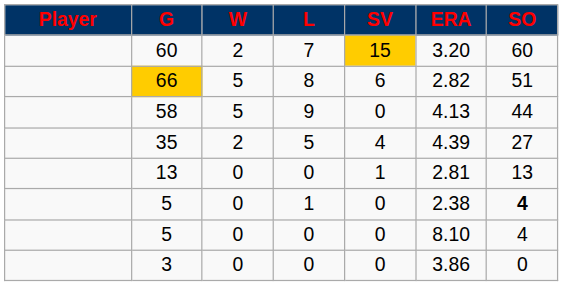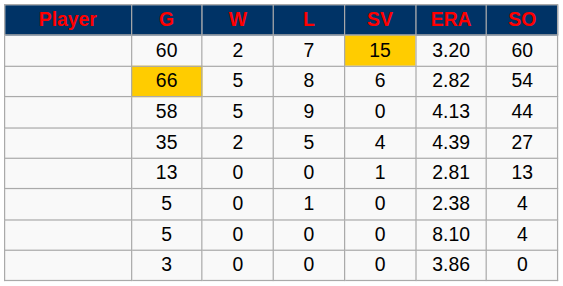(522, 81) 51 -> (522, 81) 54
(522, 204) bold -> (522, 204) normal
